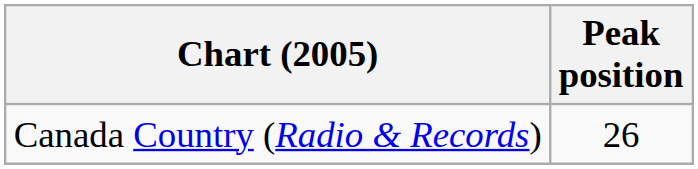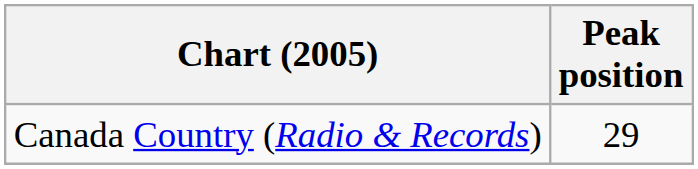(621, 133) 26 -> (621, 133) 29
